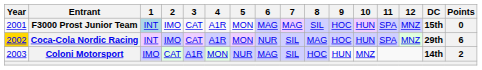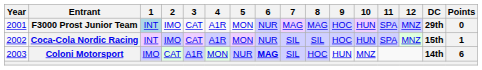(268, 25) MAG -> (268, 25) NUR
(317, 25) SIL -> (318, 25) MAG
(434, 25) 15th -> (434, 25) 29th
(16, 39) gold background -> (16, 39) no background
(317, 39) MAG -> (318, 39) SIL
(434, 39) 29th -> (434, 39) 15th
(461, 39) 6 -> (461, 39) 1
(268, 53) normal -> (268, 53) bold
(461, 53) 2 -> (461, 53) 6
